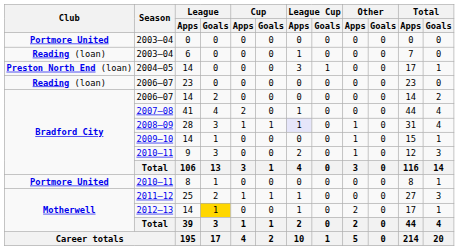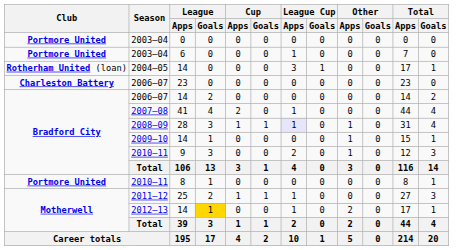(69, 54) Reading (loan) -> (67, 54) Portmore United
(69, 68) Preston North End (loan) -> (67, 68) Rotherham United (loan)
(69, 82) Reading (loan) -> (67, 82) Charleston Battery
